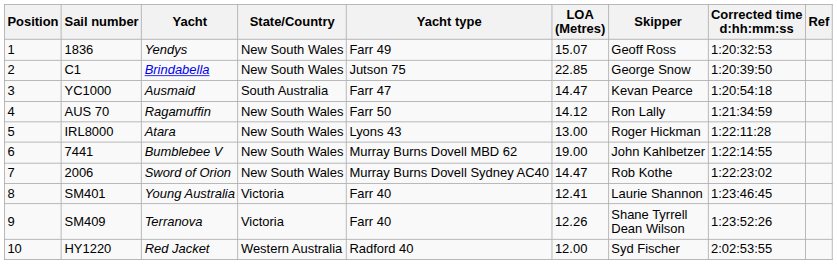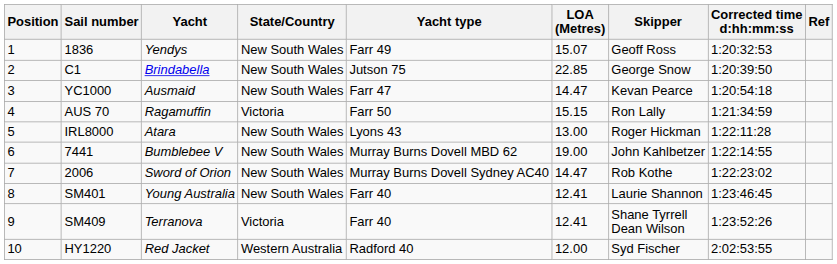(285, 91) South Australia -> (292, 91) New South Wales
(292, 111) New South Wales -> (262, 111) Victoria
(571, 111) 14.12 -> (571, 111) 15.15
(262, 193) Victoria -> (292, 193) New South Wales
(571, 221) 12.26 -> (571, 221) 12.41
